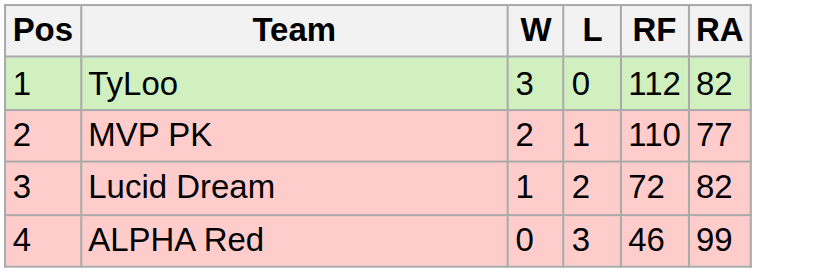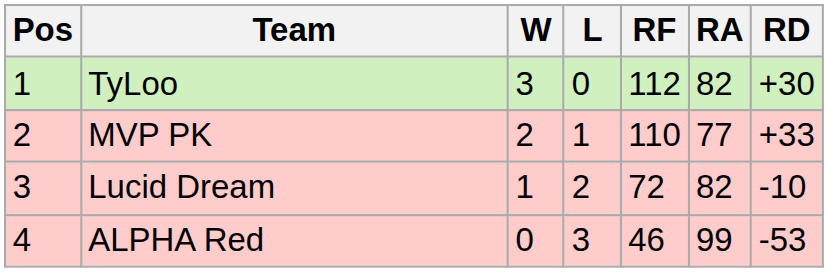+ column: (787, 30)
